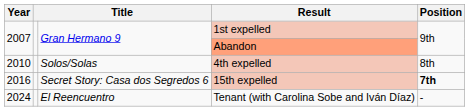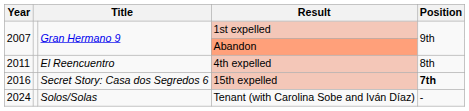(19, 64) 2010 -> (18, 64) 2011
(69, 64) Solos/Solas -> (77, 64) El Reencuentro
(77, 98) El Reencuentro -> (69, 98) Solos/Solas
